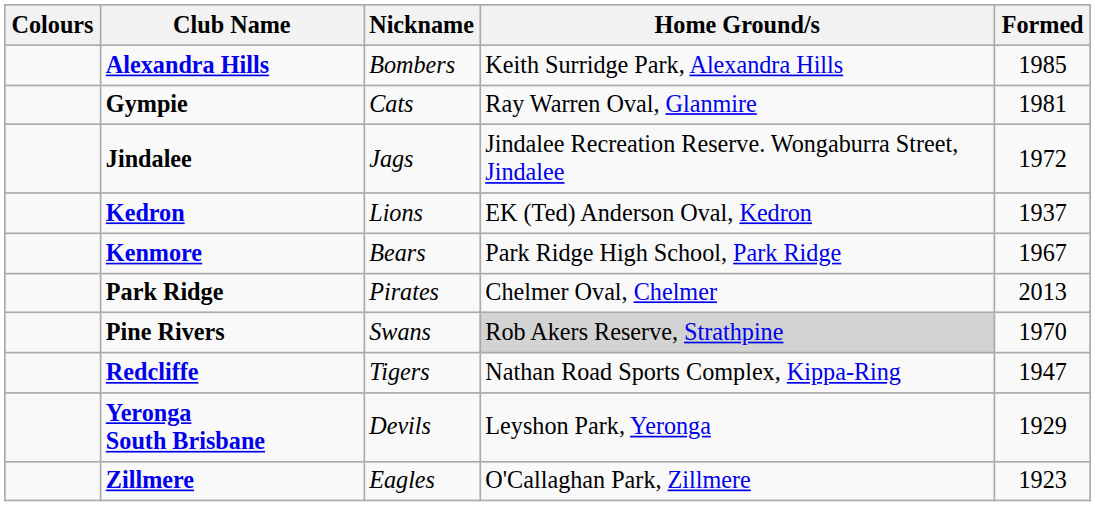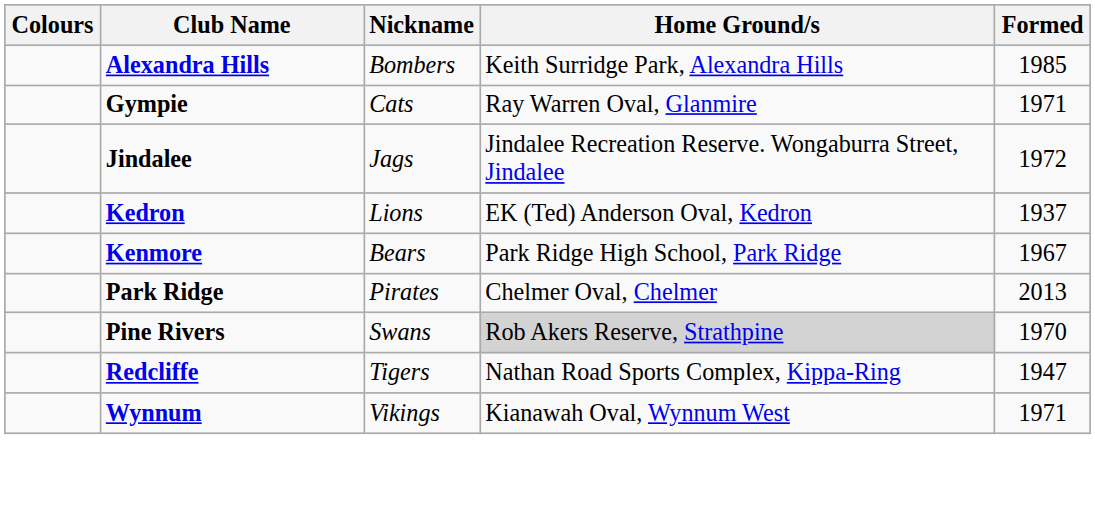(1043, 104) 1981 -> (1043, 104) 1971
+ row: (154, 412)
- row: (185, 426)
- row: (150, 480)
